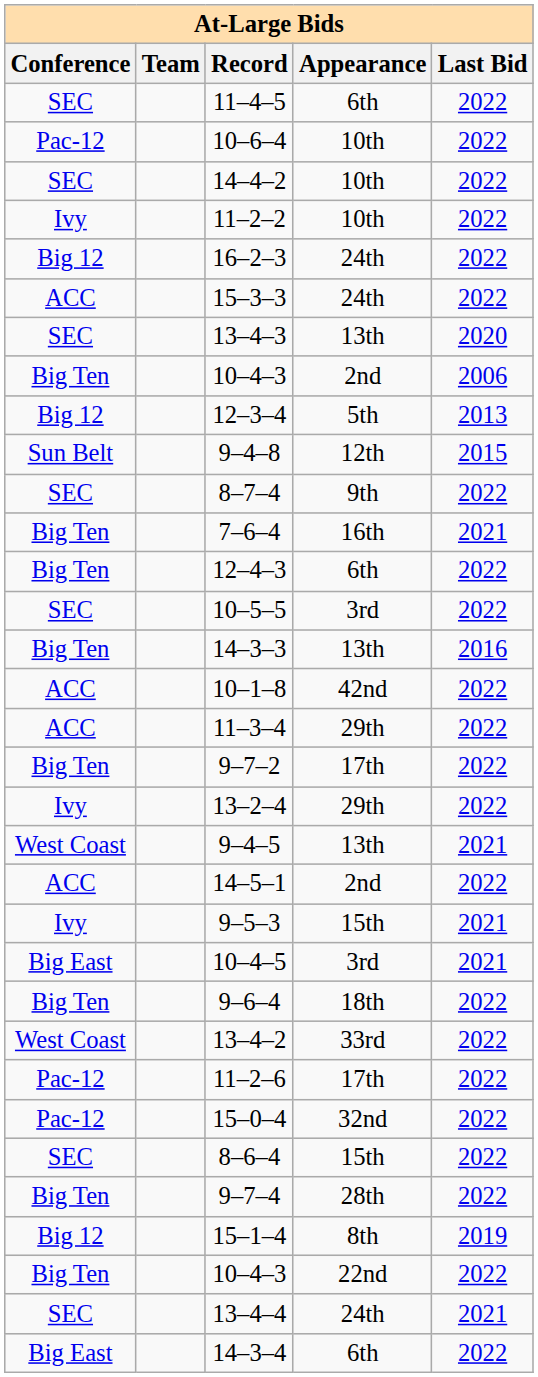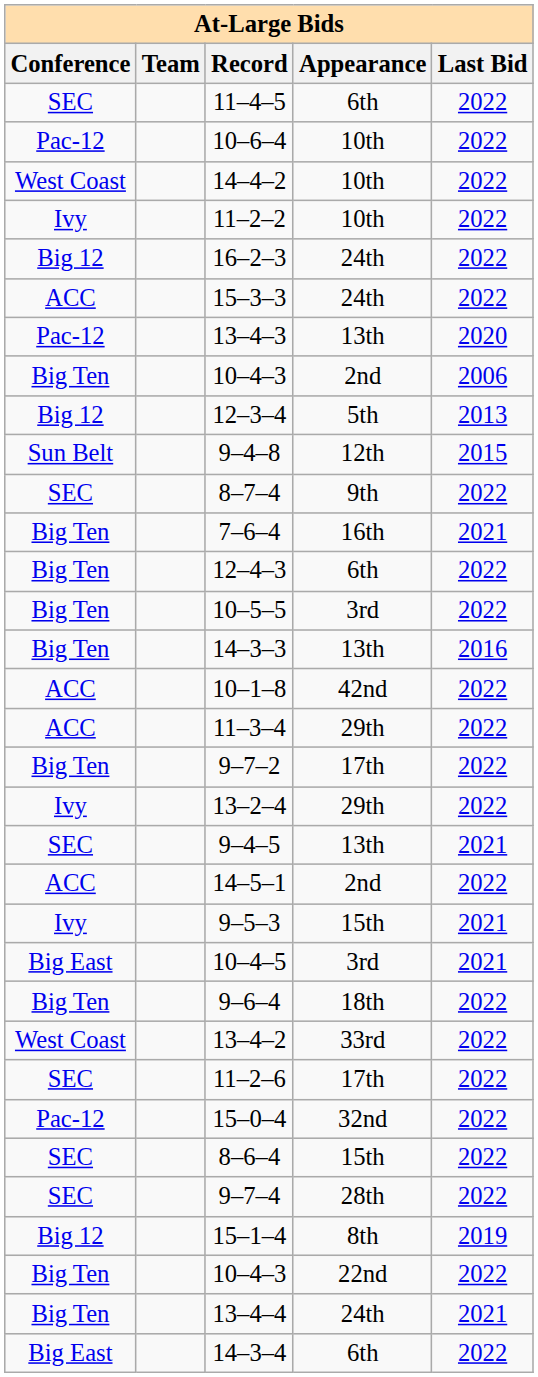(70, 180) SEC -> (70, 180) West Coast
(70, 336) SEC -> (70, 336) Pac-12
(70, 610) SEC -> (70, 610) Big Ten
(70, 844) West Coast -> (70, 844) SEC
(70, 1079) Pac-12 -> (70, 1079) SEC
(70, 1196) Big Ten -> (70, 1196) SEC
(70, 1313) SEC -> (70, 1313) Big Ten
